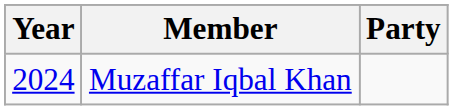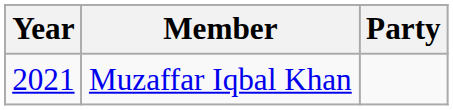(43, 78) 2024 -> (43, 78) 2021
